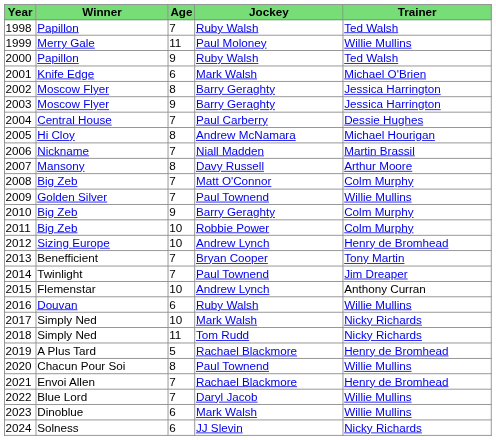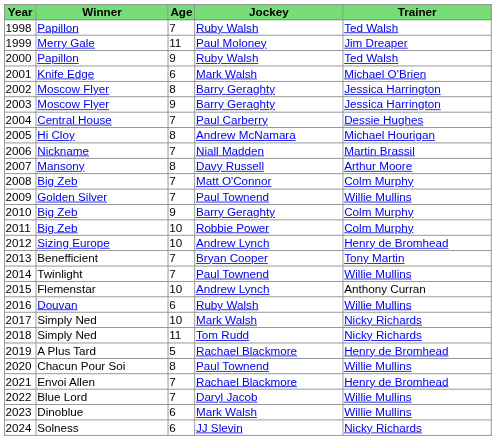(378, 43) Willie Mullins -> (376, 43) Jim Dreaper
(376, 274) Jim Dreaper -> (378, 274) Willie Mullins
